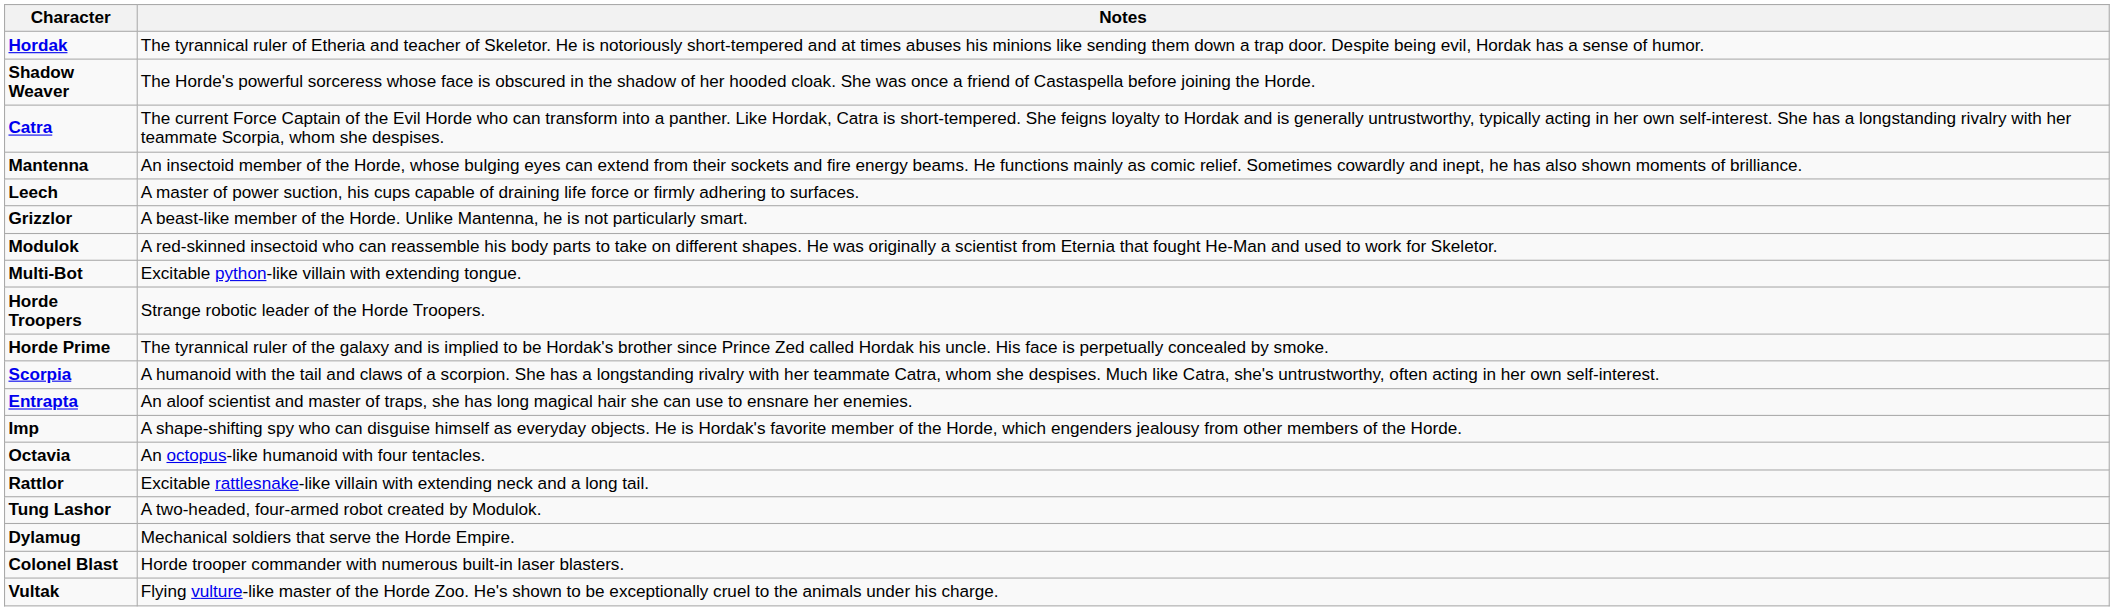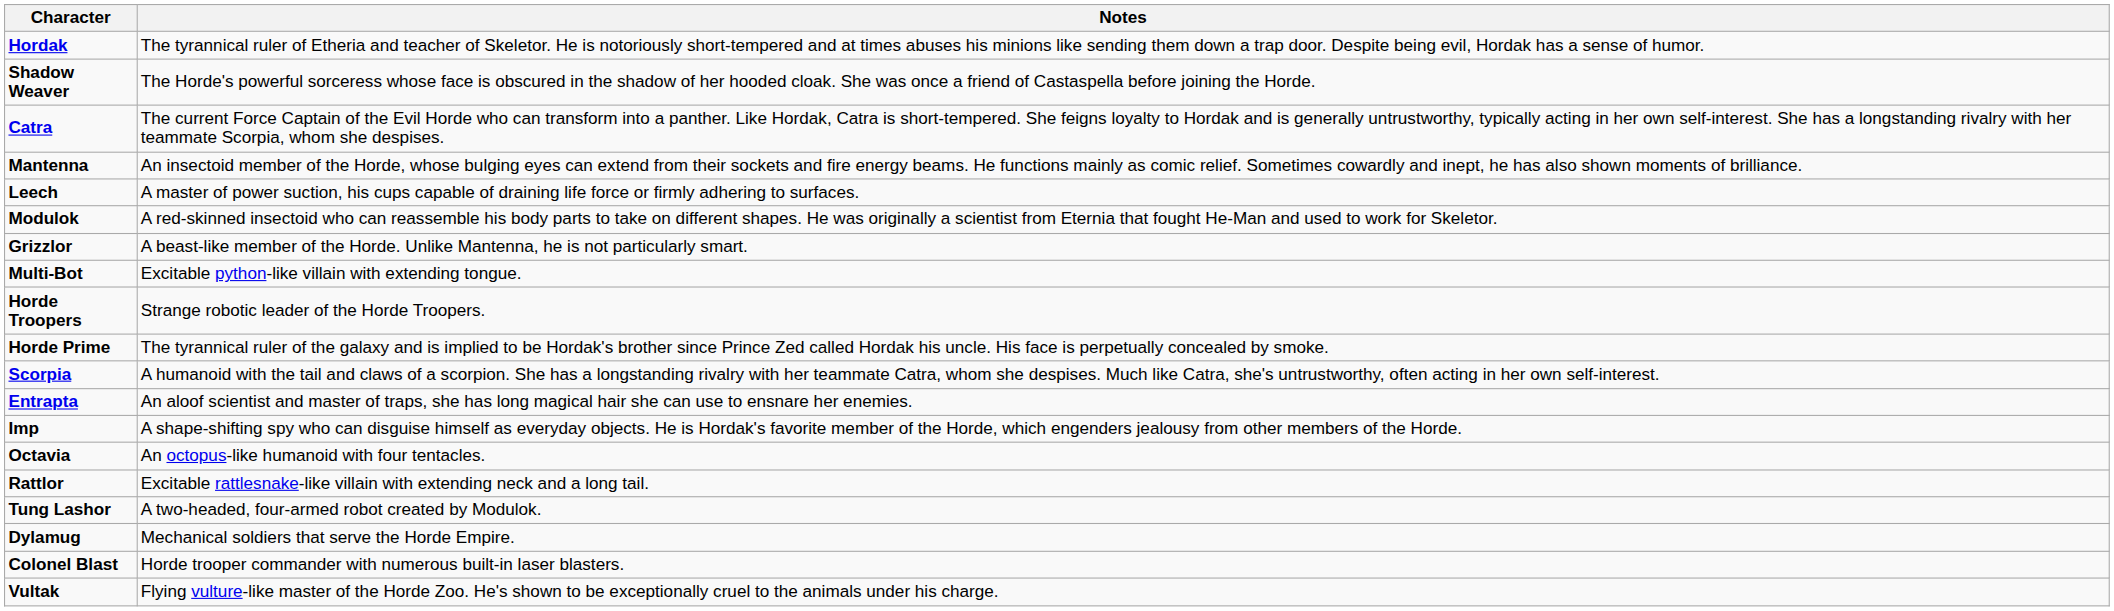rows swapped: (40, 219) <-> (44, 246)
